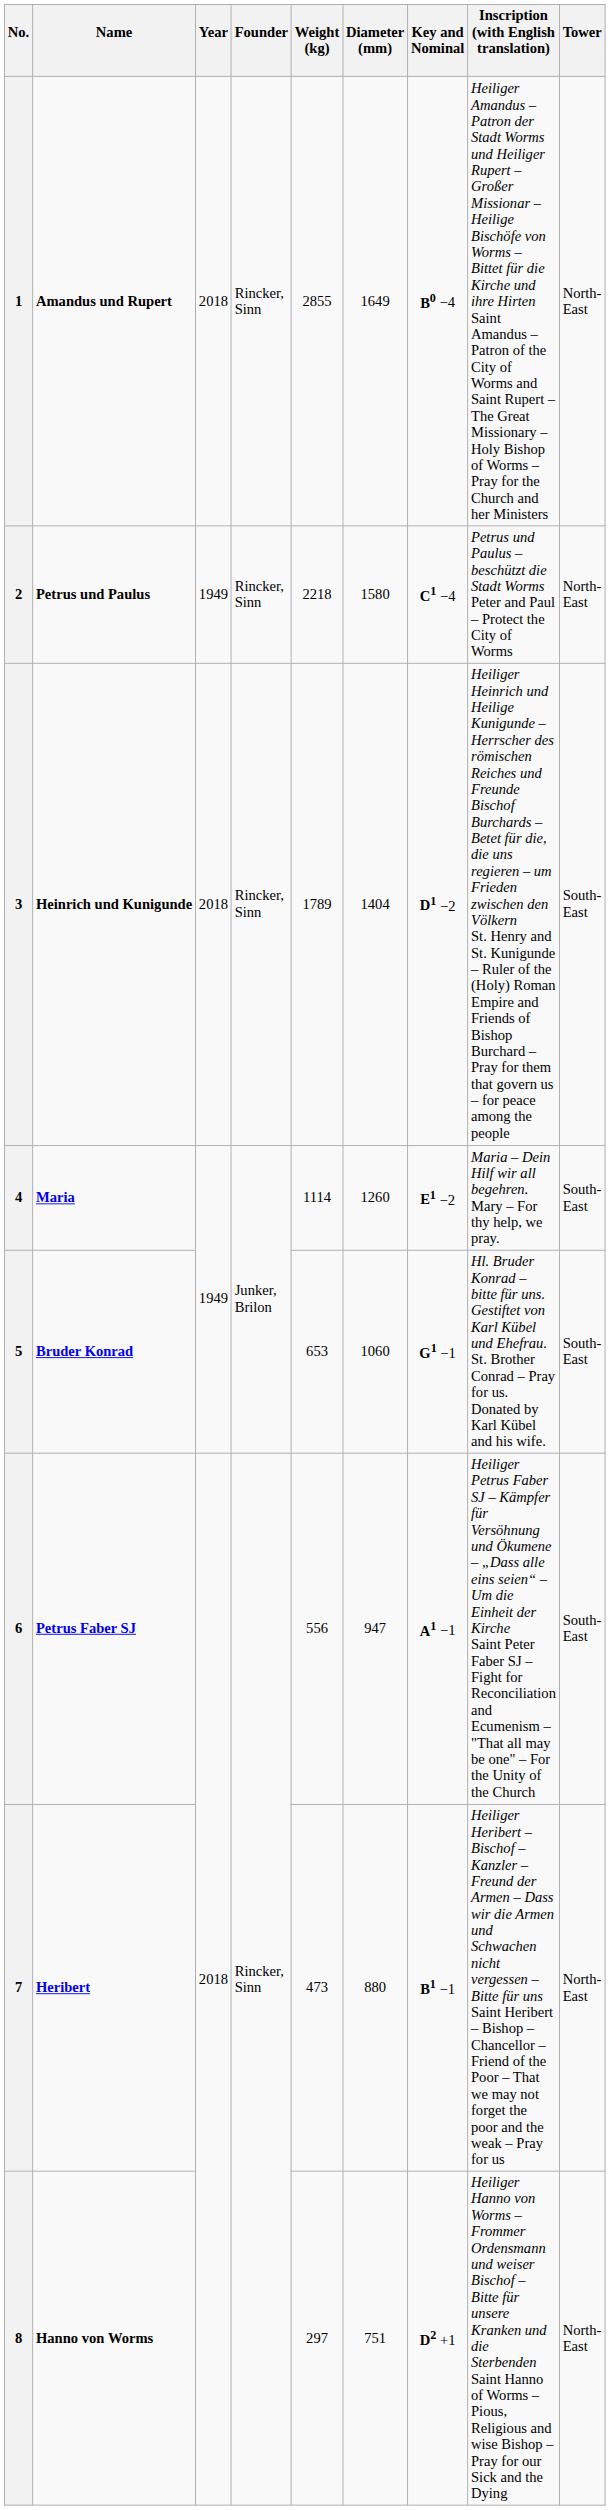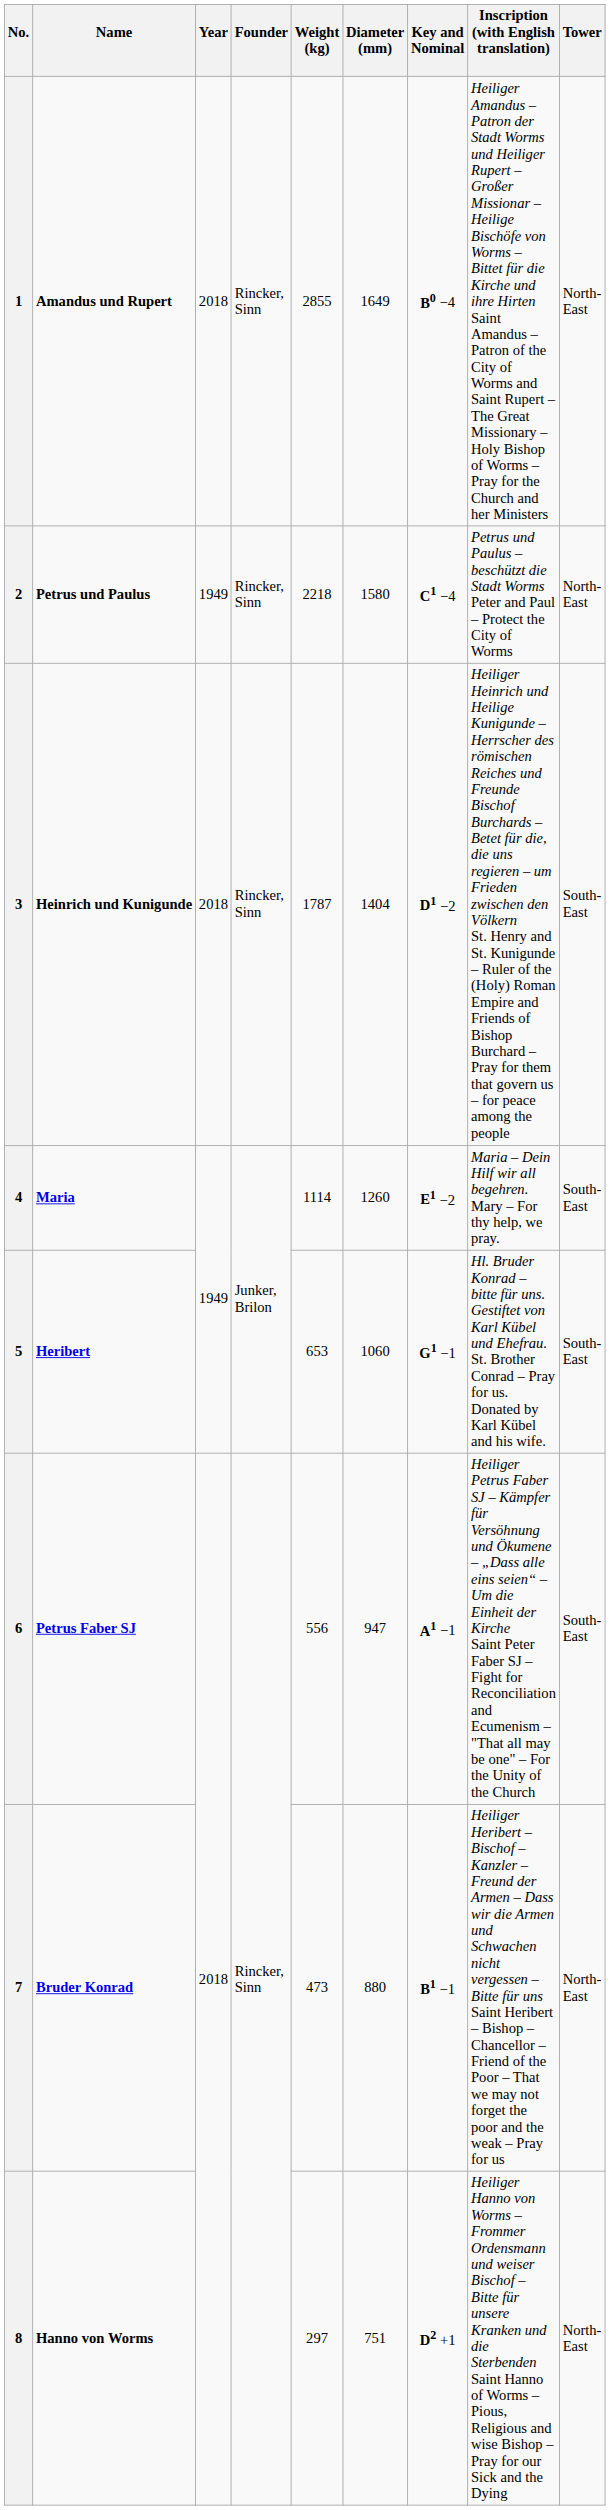(317, 904) 1789 -> (317, 904) 1787
(85, 1351) Bruder Konrad -> (63, 1351) Heribert
(63, 1987) Heribert -> (85, 1987) Bruder Konrad
